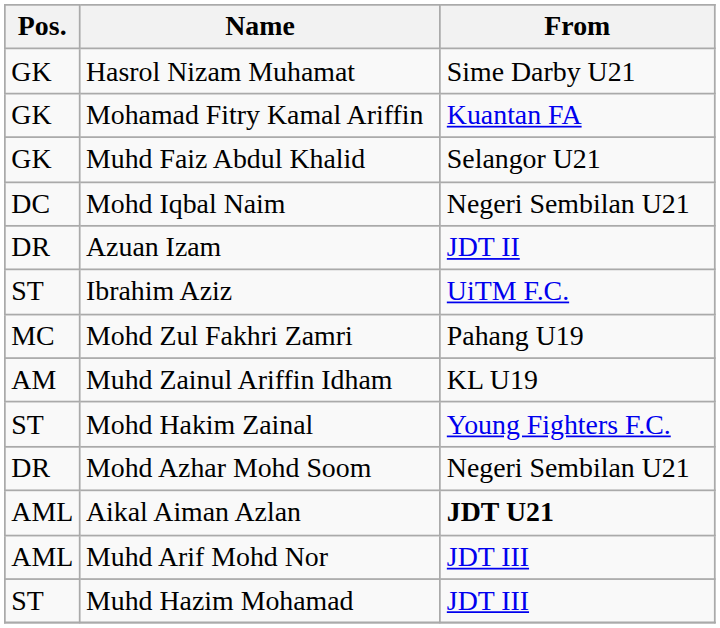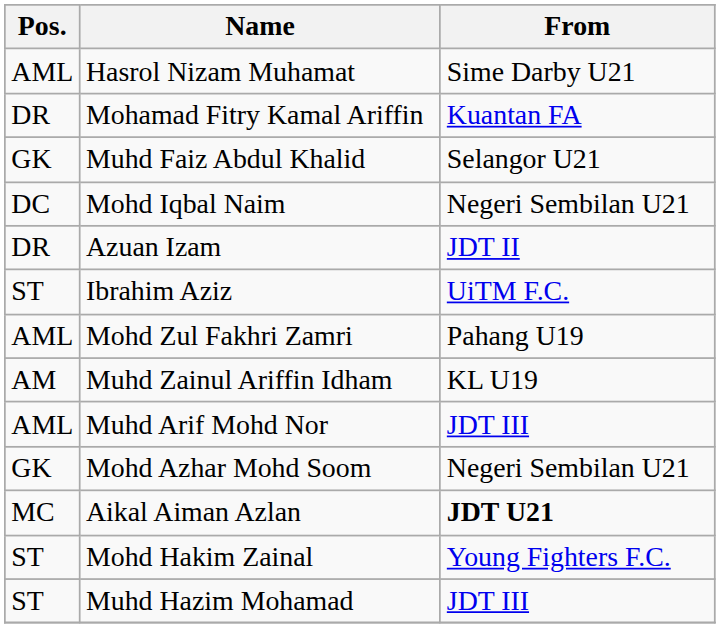(31, 70) GK -> (42, 70) AML
(31, 114) GK -> (31, 114) DR
(33, 335) MC -> (42, 335) AML
rows swapped: (200, 423) <-> (207, 556)
(31, 468) DR -> (31, 468) GK
(42, 512) AML -> (33, 512) MC
